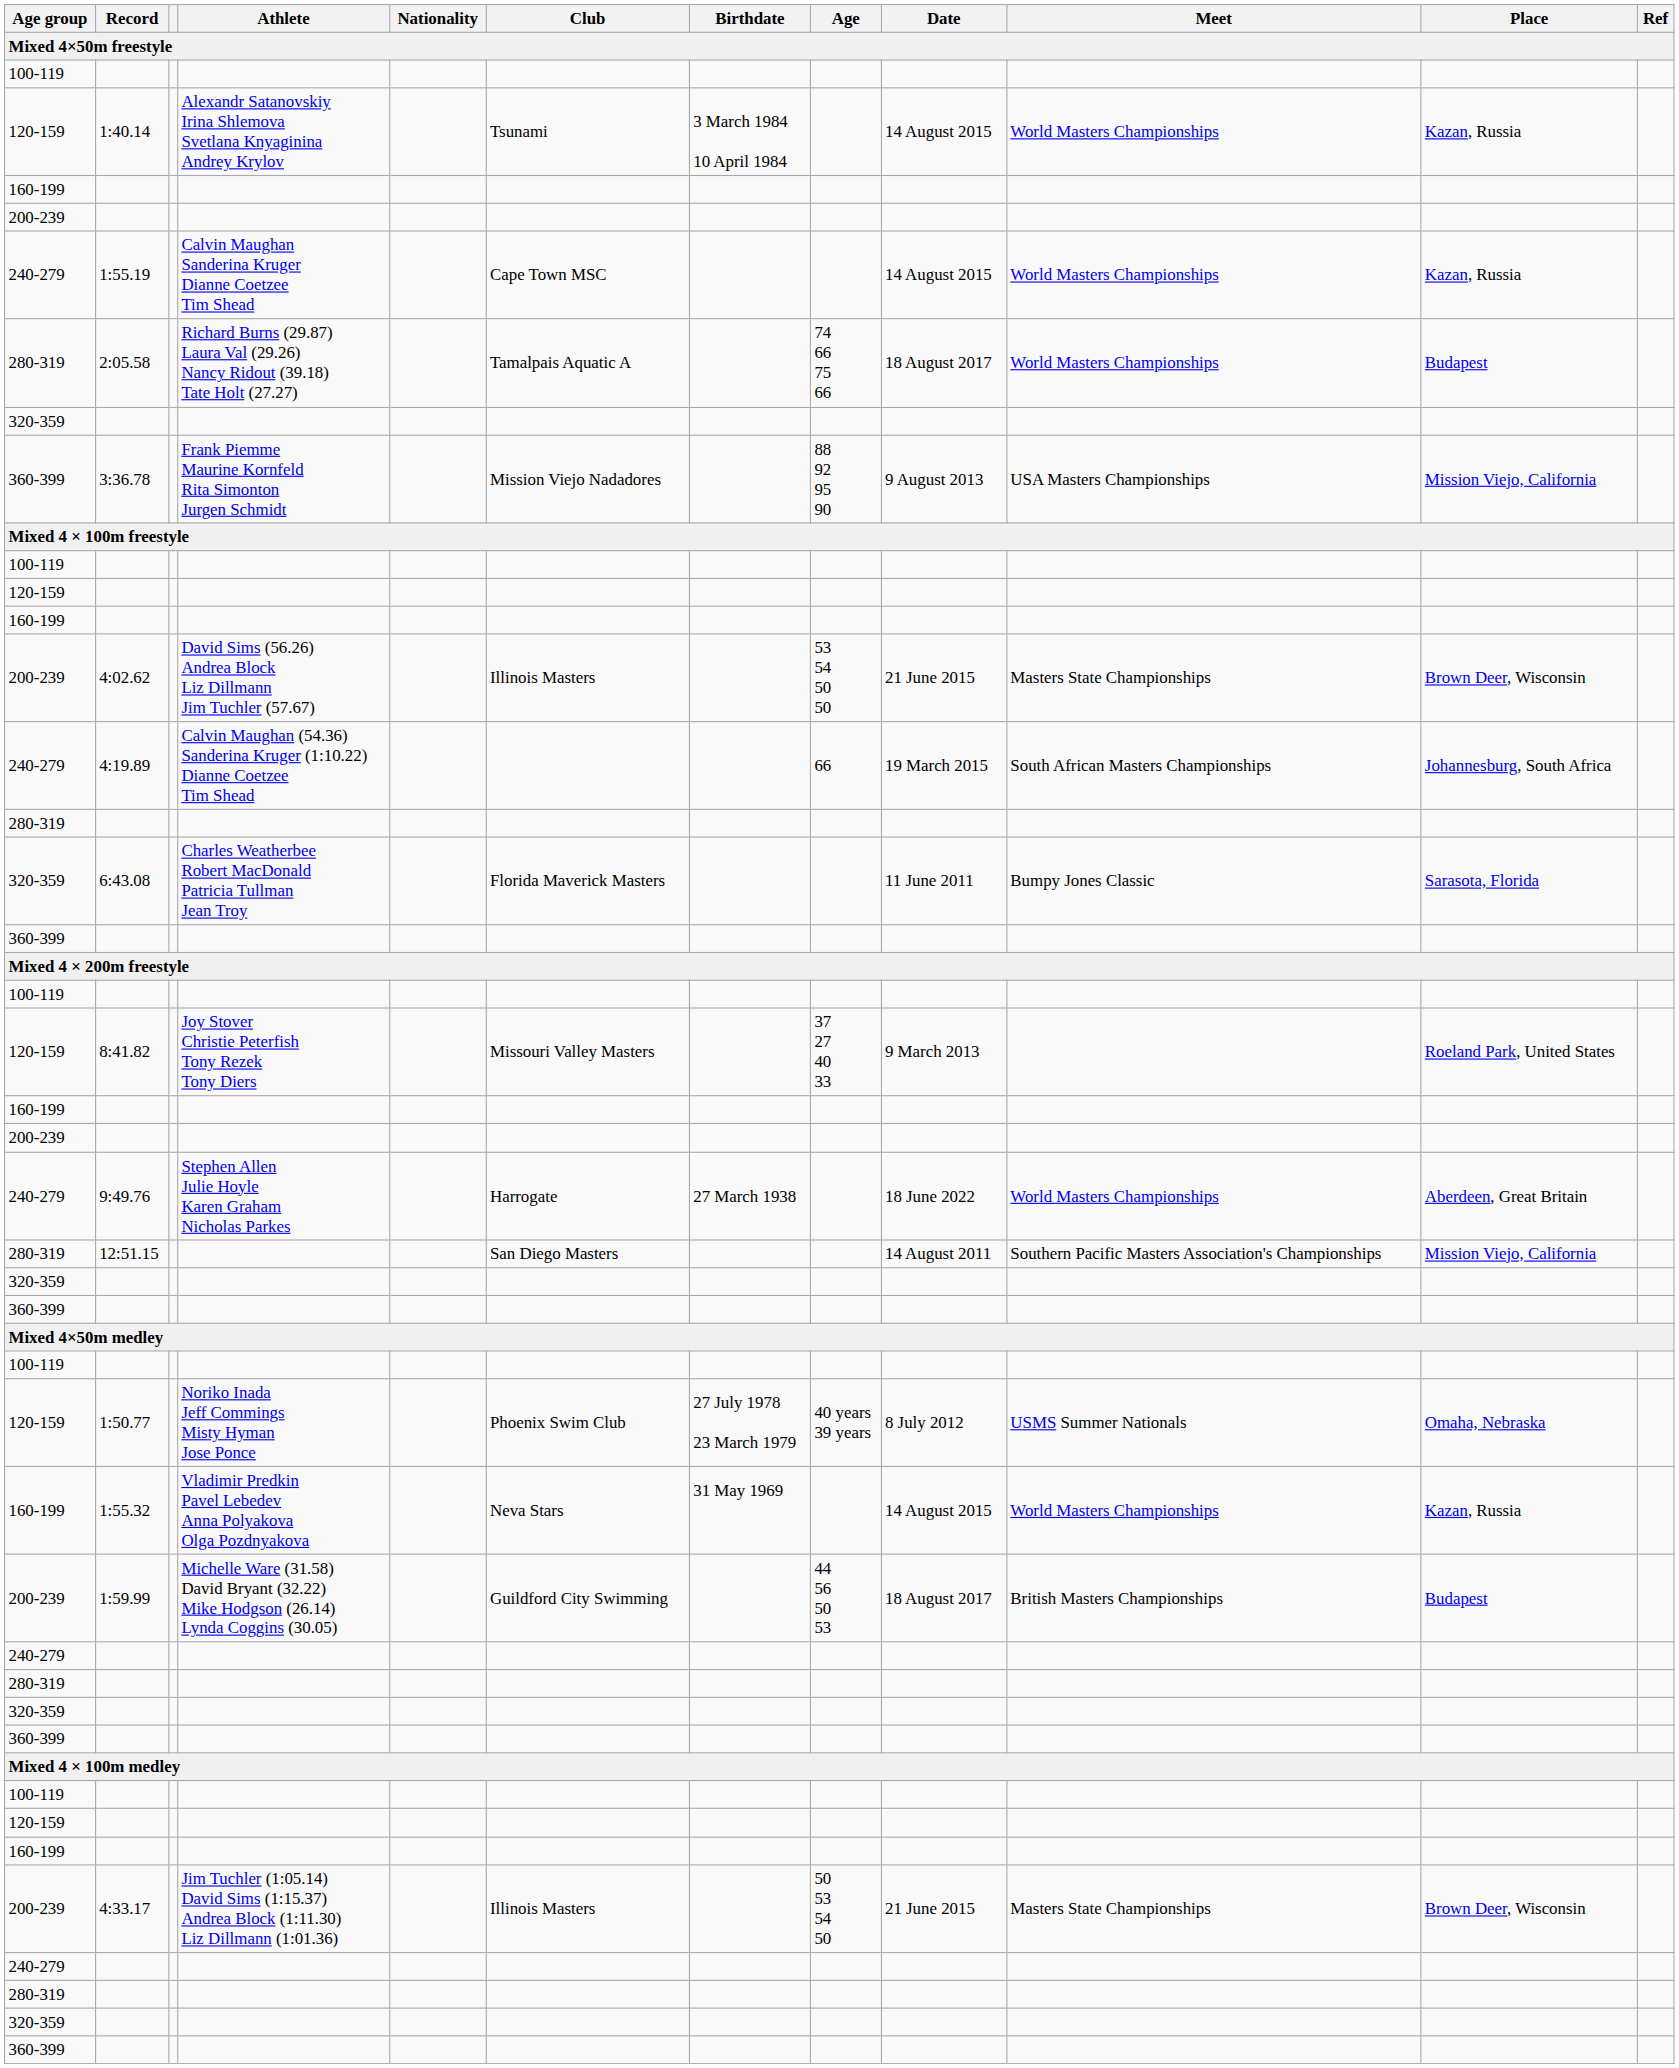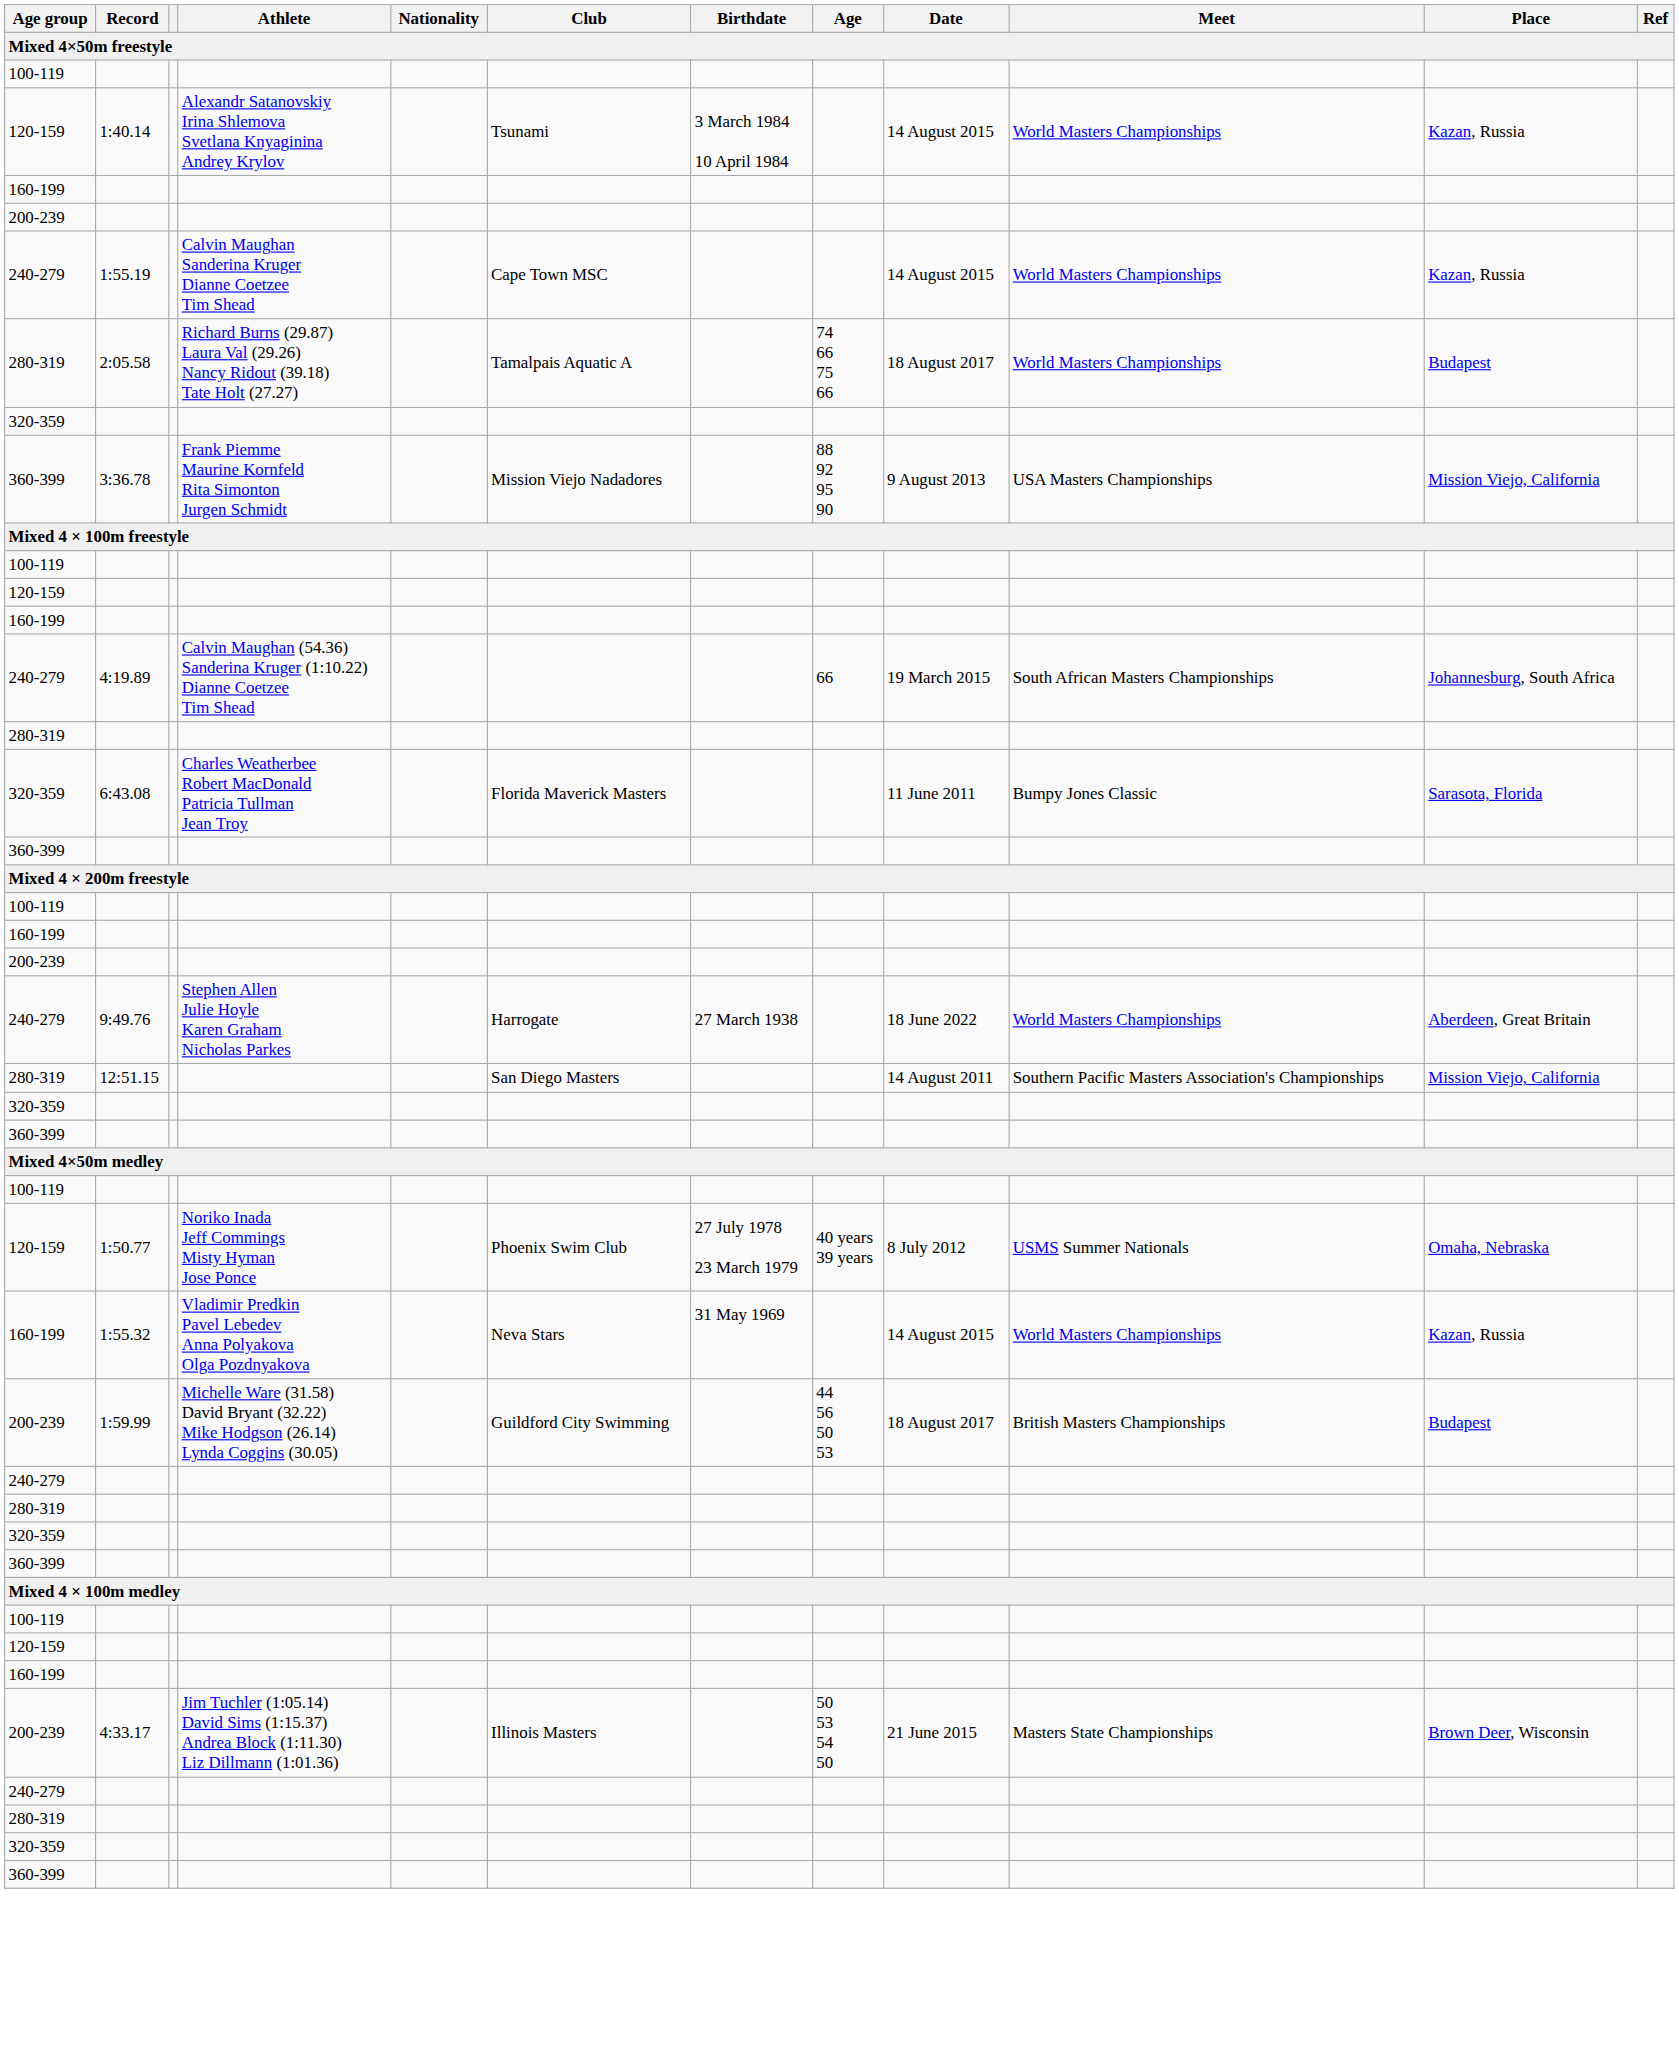- row: (37, 677)
- row: (37, 1052)
